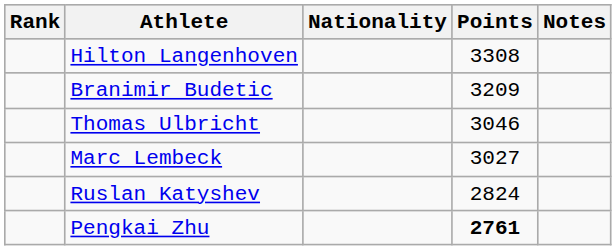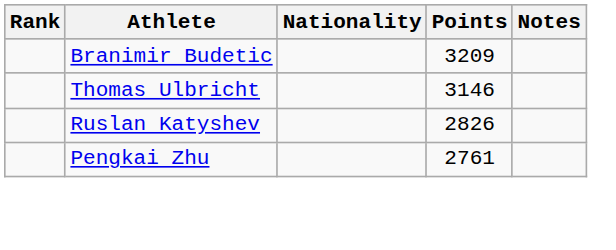- row: (184, 56)
(495, 125) 3046 -> (470, 91) 3146
- row: (146, 159)
(495, 194) 2824 -> (470, 125) 2826
(495, 228) bold -> (470, 159) normal
